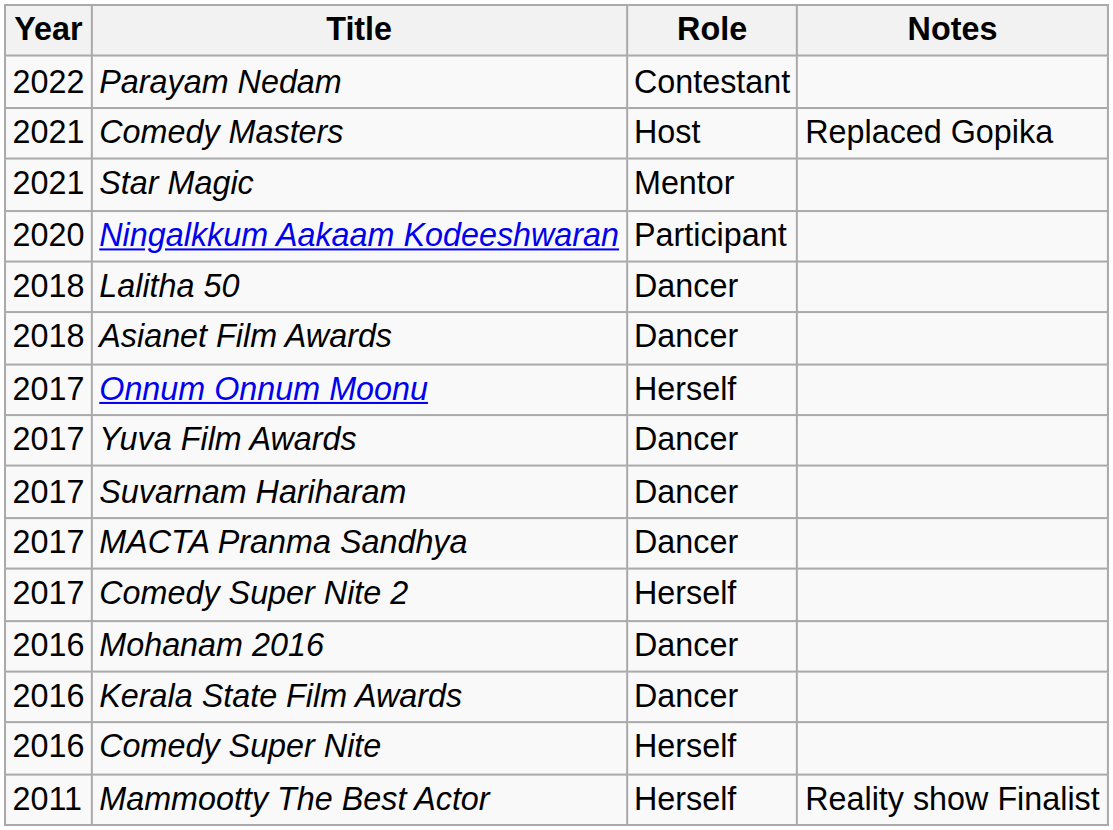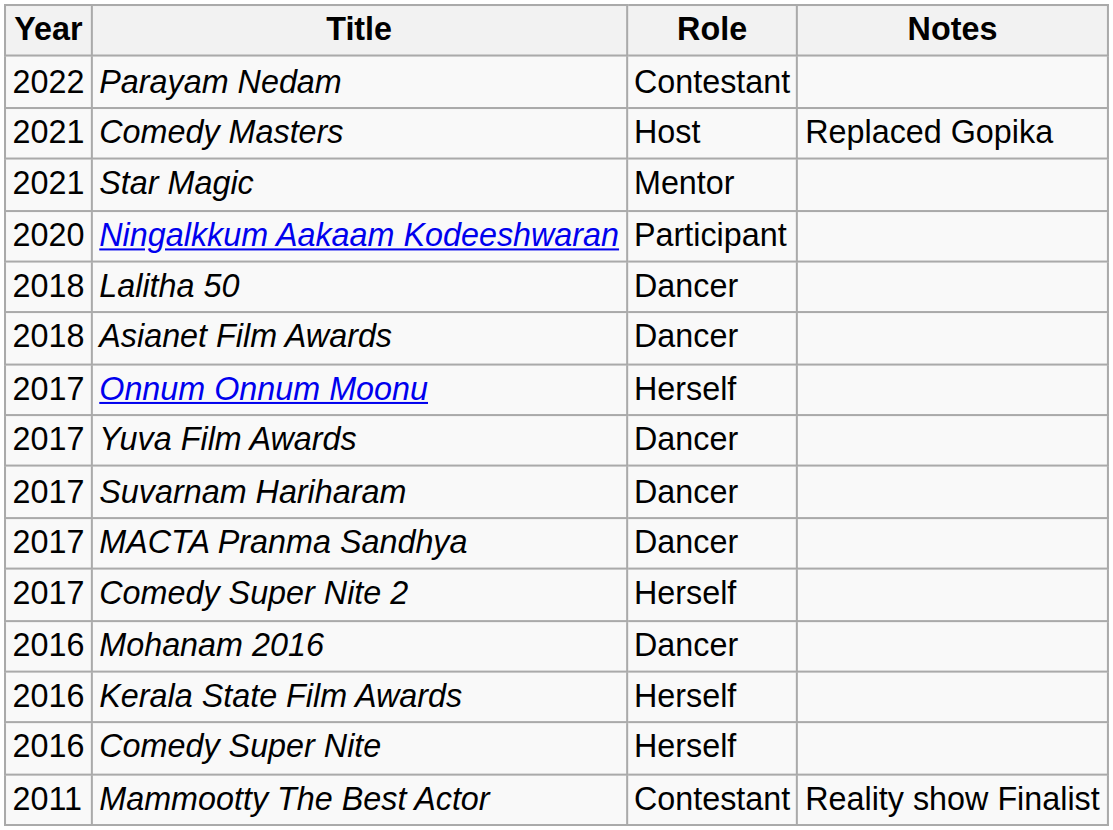(686, 696) Dancer -> (685, 696) Herself
(685, 798) Herself -> (712, 798) Contestant
